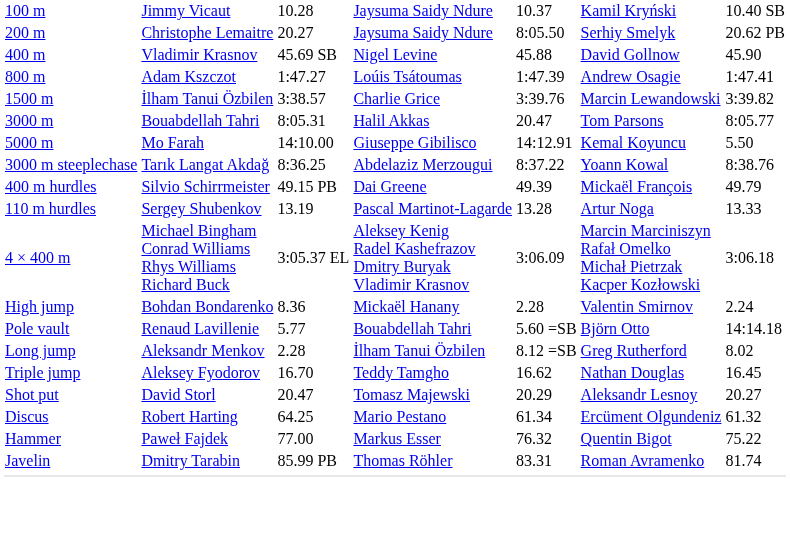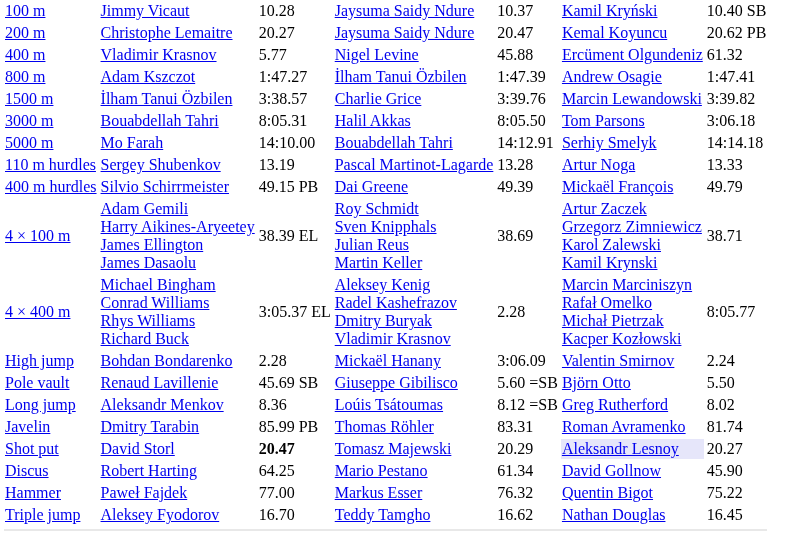(540, 32) 8:05.50 -> (515, 32) 20.47
(628, 32) Serhiy Smelyk -> (615, 32) Kemal Koyuncu
(307, 54) 45.69 SB -> (273, 54) 5.77
(630, 54) David Gollnow -> (632, 54) Ercüment Olgundeniz
(743, 54) 45.90 -> (725, 54) 61.32
(408, 76) Loúis Tsátoumas -> (401, 76) İlham Tanui Özbilen
(534, 120) 20.47 -> (522, 120) 8:05.50
(750, 120) 8:05.77 -> (731, 120) 3:06.18
(415, 142) Giuseppe Gibilisco -> (394, 142) Bouabdellah Tahri
(633, 142) Kemal Koyuncu -> (609, 142) Serhiy Smelyk
(739, 142) 5.50 -> (735, 142) 14:14.18
- row: (71, 164)
rows swapped: (50, 208) <-> (51, 186)
+ row: (38, 236)
(540, 258) 3:06.09 -> (511, 312) 2.28
(750, 258) 3:06.18 -> (731, 312) 8:05.77
(291, 306) 8.36 -> (273, 360) 2.28
(530, 306) 2.28 -> (522, 360) 3:06.09
(291, 328) 5.77 -> (289, 382) 45.69 SB
(412, 328) Bouabdellah Tahri -> (396, 382) Giuseppe Gibilisco
(754, 328) 14:14.18 -> (721, 382) 5.50
(291, 350) 2.28 -> (273, 404) 8.36
(419, 350) İlham Tanui Özbilen -> (389, 404) Loúis Tsátoumas
rows swapped: (43, 372) <-> (28, 460)
(295, 394) normal -> (277, 448) bold
(639, 394) no background -> (620, 448) lavender background
(651, 416) Ercüment Olgundeniz -> (611, 470) David Gollnow
(743, 416) 61.32 -> (725, 470) 45.90
